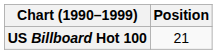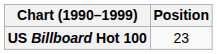(181, 37) 21 -> (181, 37) 23
